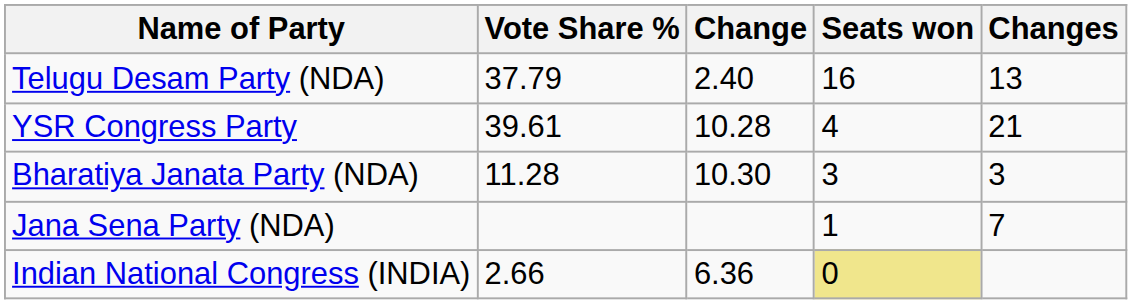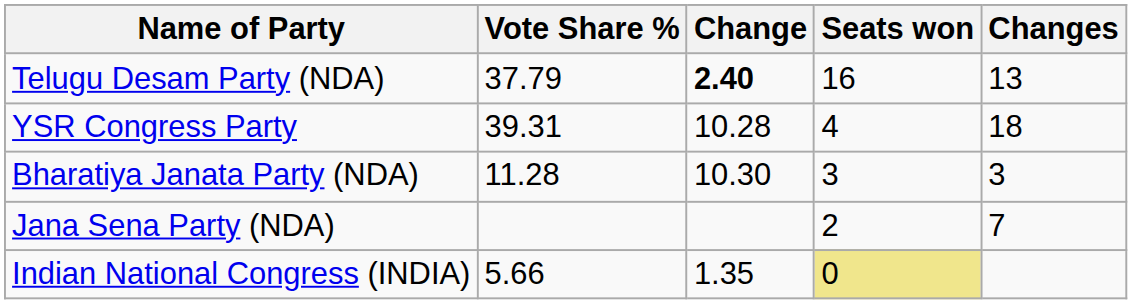(724, 77) normal -> (724, 77) bold
(523, 126) 39.61 -> (523, 126) 39.31
(1006, 126) 21 -> (1006, 126) 18
(830, 224) 1 -> (830, 224) 2
(515, 273) 2.66 -> (515, 273) 5.66
(724, 273) 6.36 -> (724, 273) 1.35
